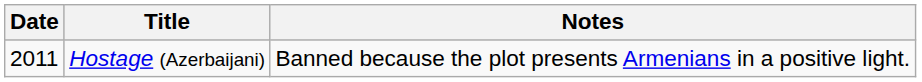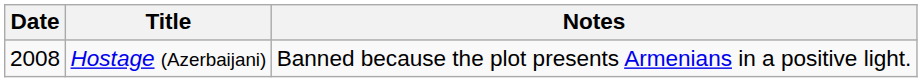(34, 58) 2011 -> (35, 58) 2008
